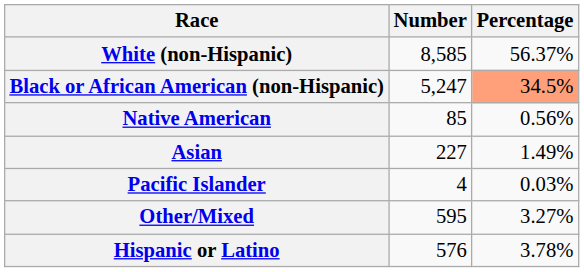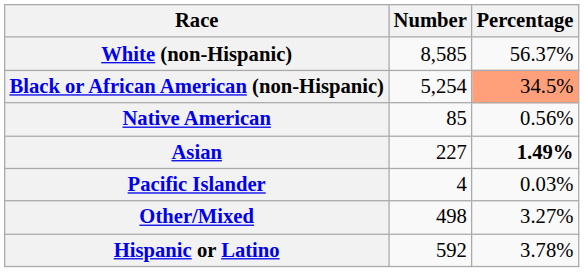(444, 86) 5,247 -> (444, 86) 5,254
(547, 151) normal -> (545, 151) bold
(451, 217) 595 -> (451, 217) 498
(451, 250) 576 -> (451, 250) 592
